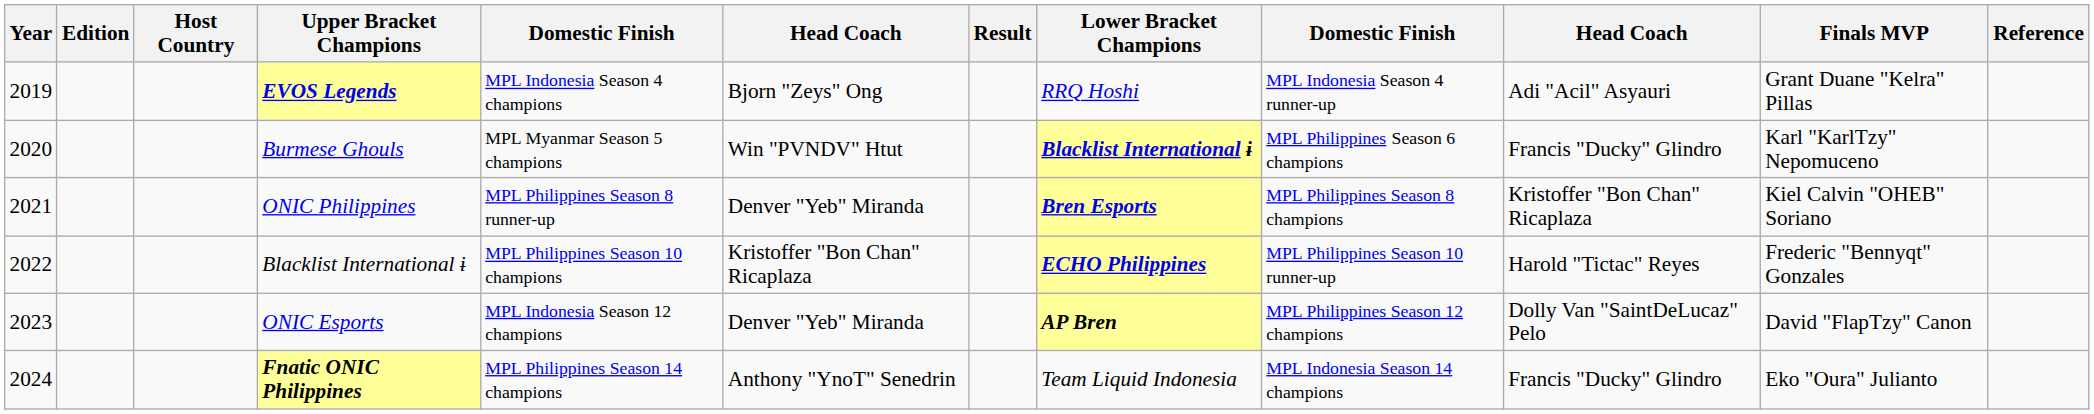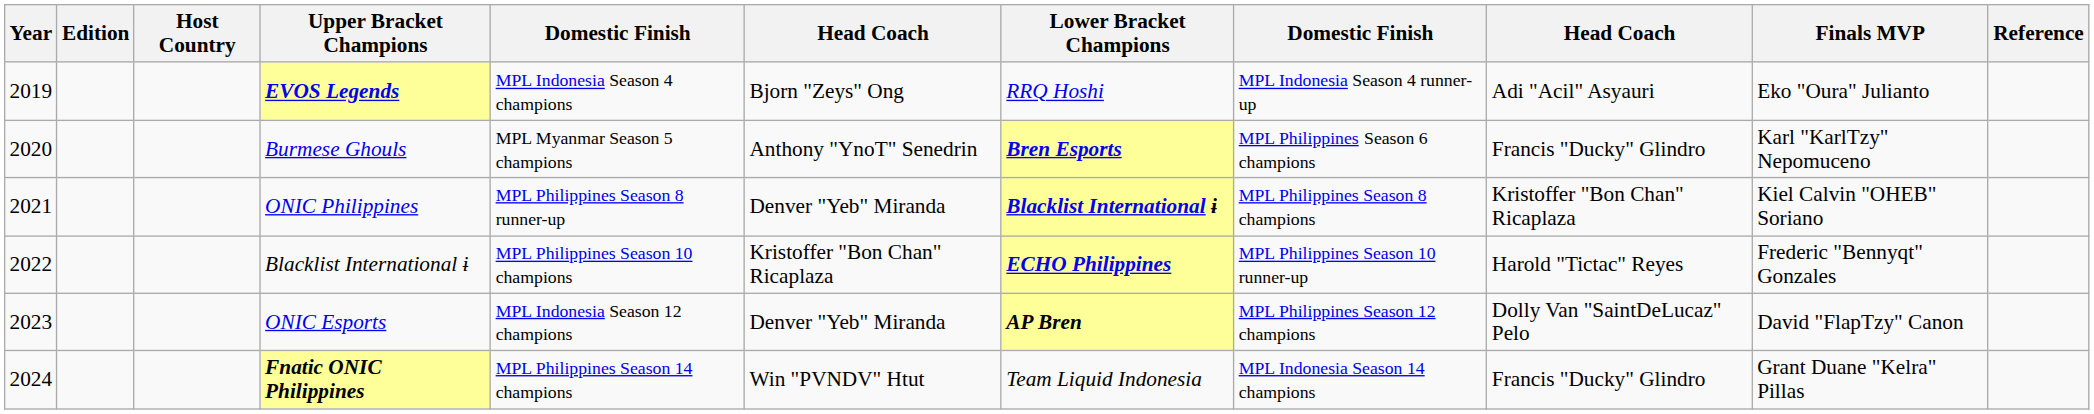- column: (1003, 33)
(1855, 91) Grant Duane "Kelra" Pillas -> (1843, 91) Eko "Oura" Julianto
(815, 148) Win "PVNDV" Htut -> (863, 148) Anthony "YnoT" Senedrin
(1147, 148) Blacklist International ɨ -> (1064, 148) Bren Esports
(1099, 206) Bren Esports -> (1112, 206) Blacklist International ɨ
(842, 379) Anthony "YnoT" Senedrin -> (837, 379) Win "PVNDV" Htut
(1851, 379) Eko "Oura" Julianto -> (1847, 379) Grant Duane "Kelra" Pillas
